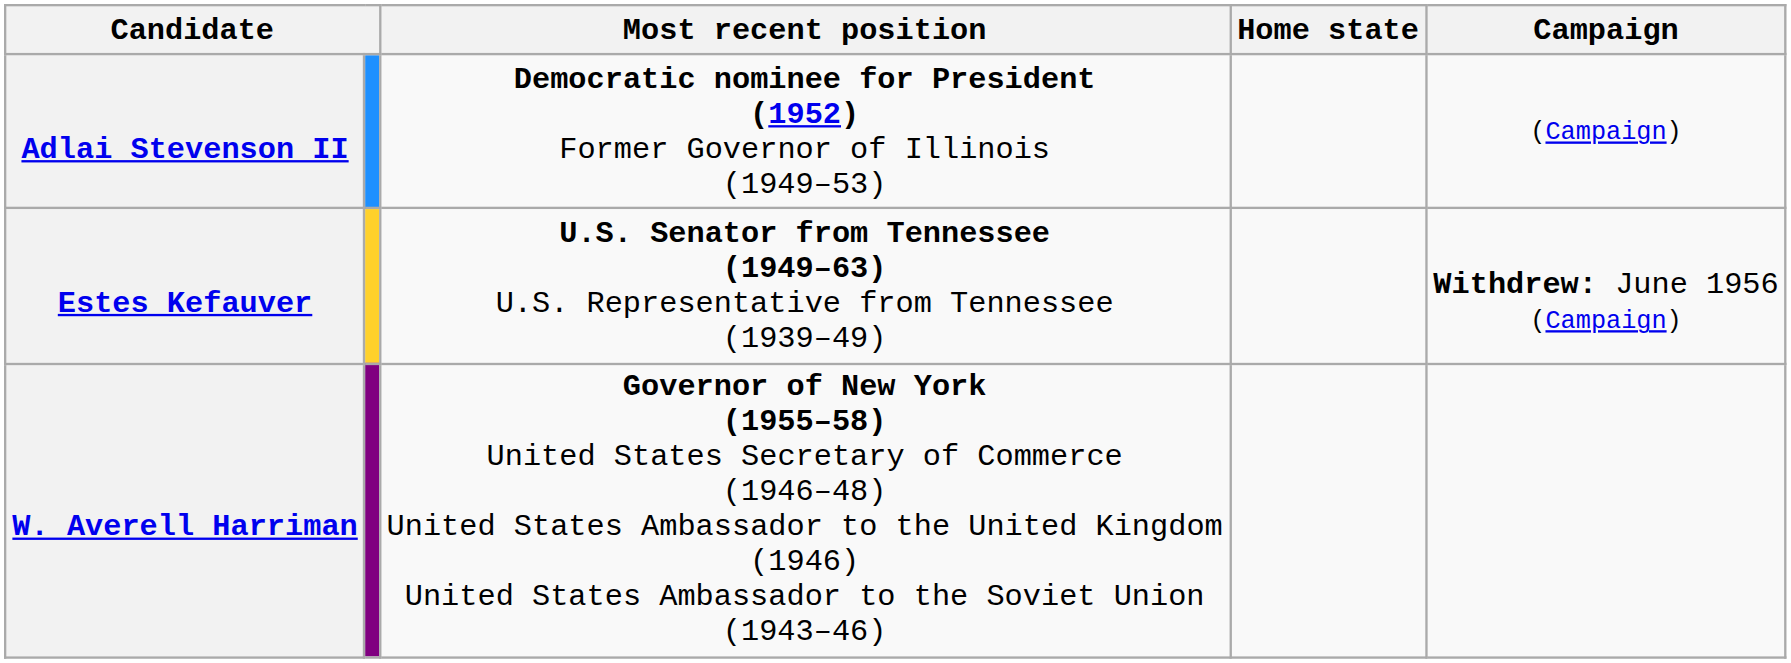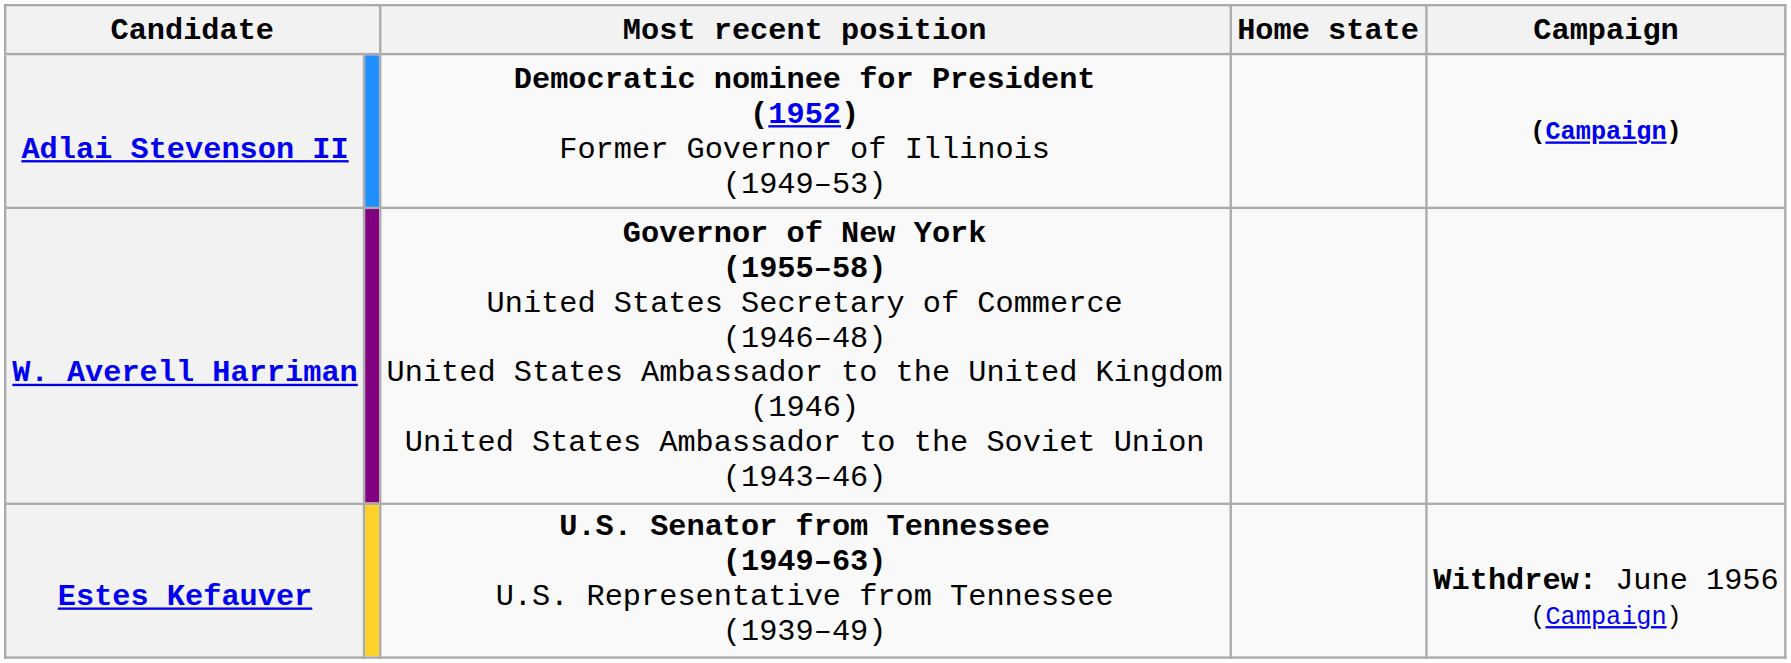(1606, 133) normal -> (1606, 132) bold
rows swapped: (185, 303) <-> (185, 527)
